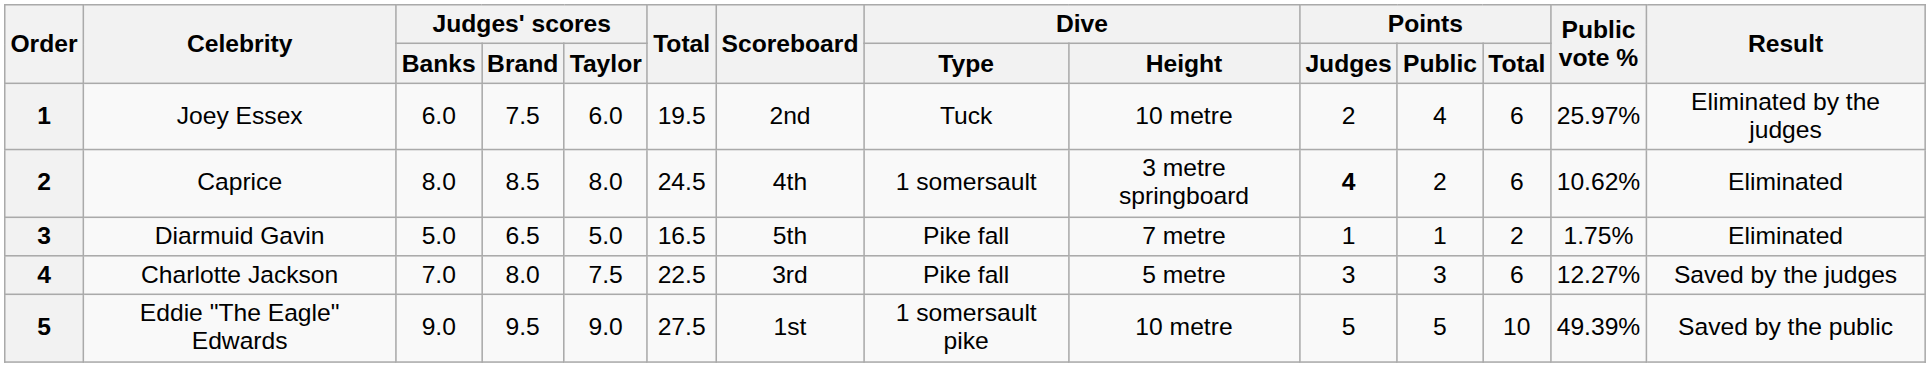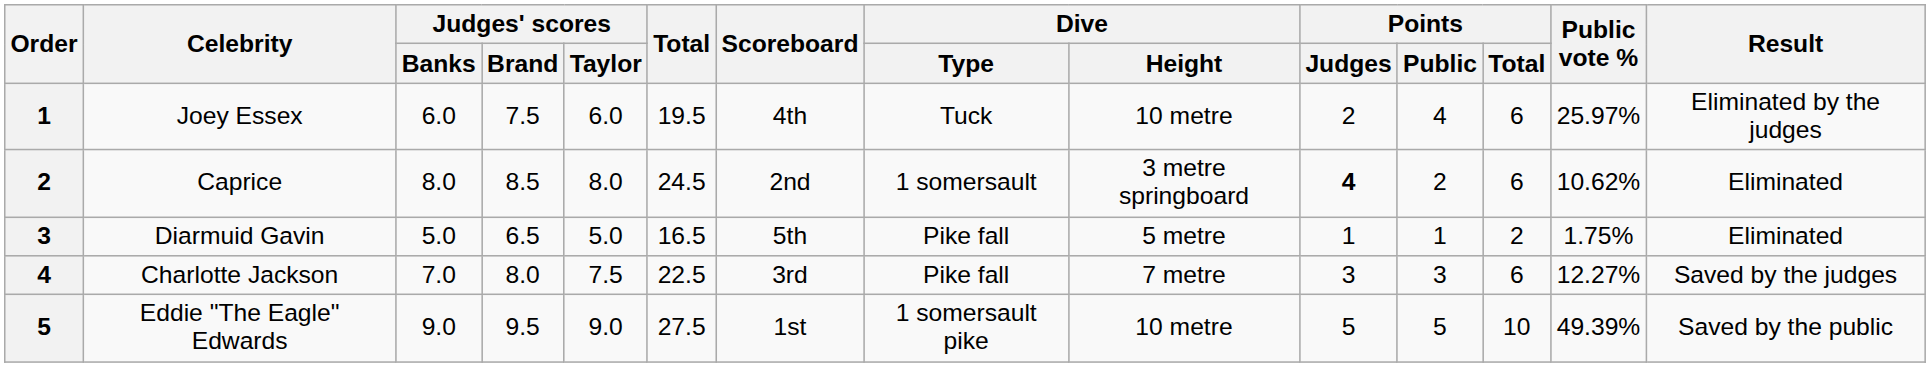(790, 116) 2nd -> (790, 116) 4th
(790, 182) 4th -> (790, 182) 2nd
(1184, 235) 7 metre -> (1184, 235) 5 metre
(1184, 274) 5 metre -> (1184, 274) 7 metre
